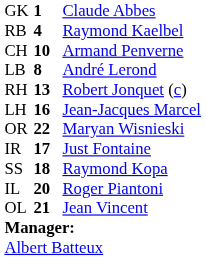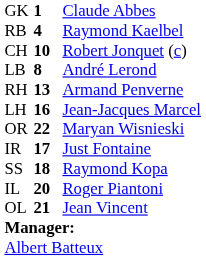(123, 50) Armand Penverne -> (125, 50) Robert Jonquet (c)
(125, 89) Robert Jonquet (c) -> (123, 89) Armand Penverne
